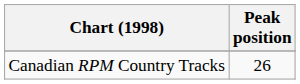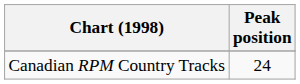(262, 65) 26 -> (262, 65) 24
